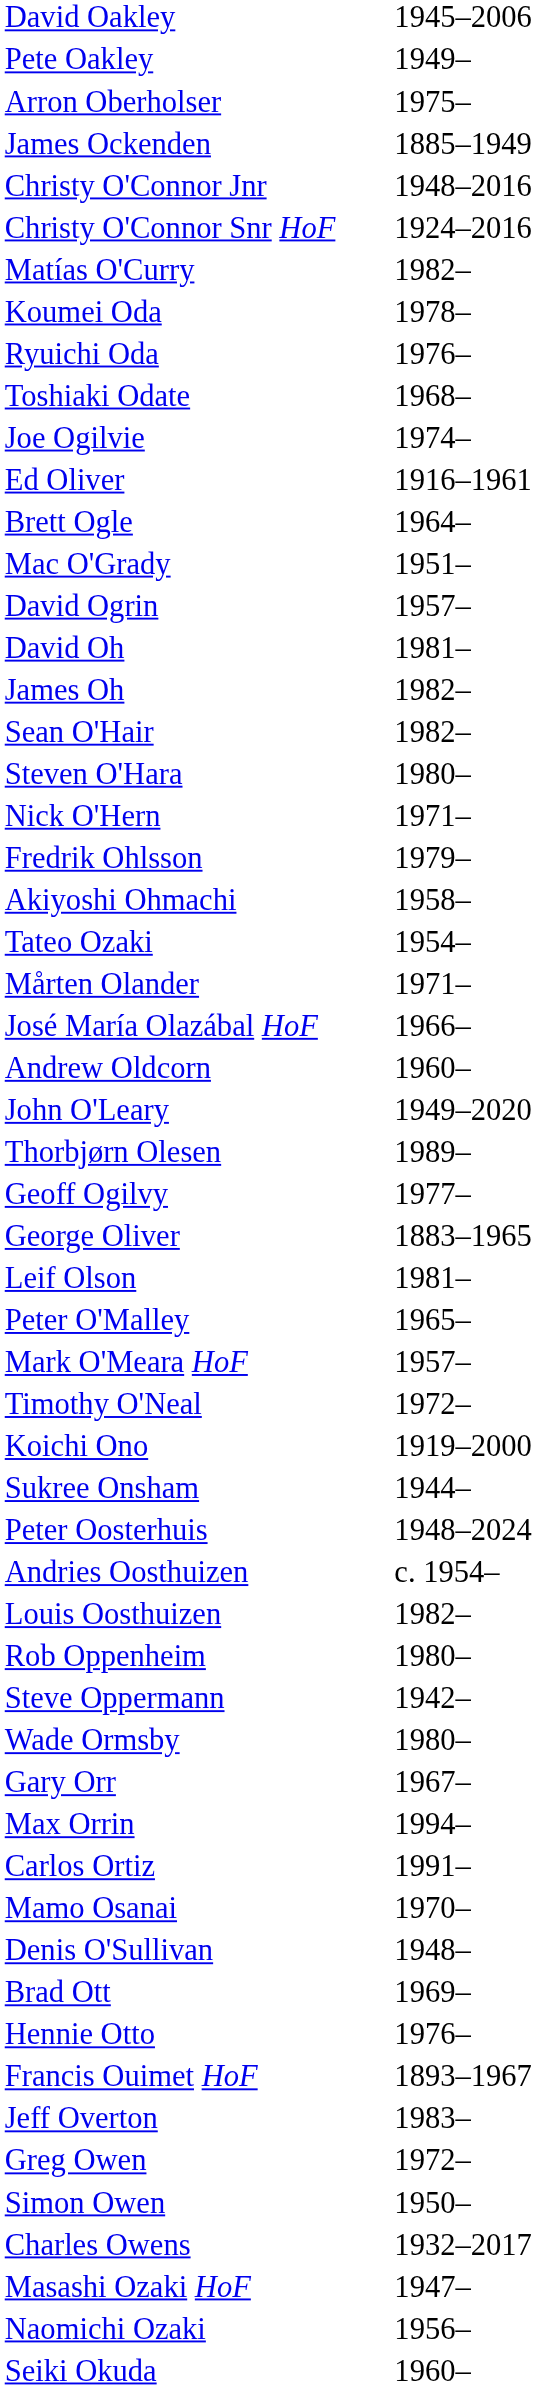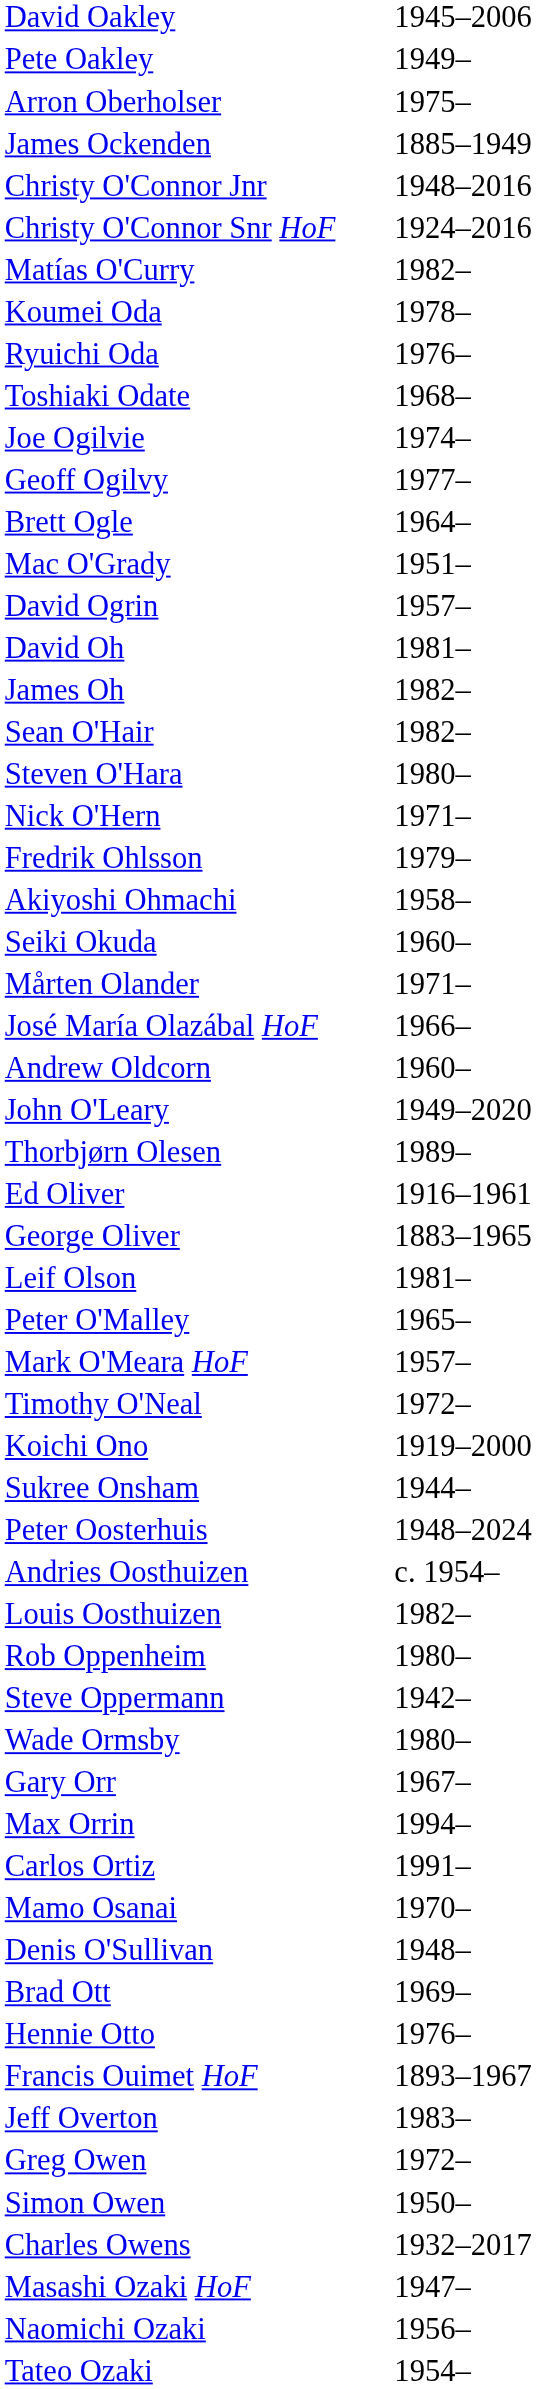rows swapped: (86, 1194) <-> (65, 479)
rows swapped: (81, 2370) <-> (79, 941)
